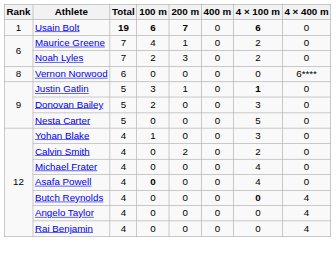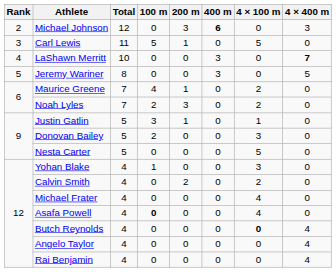- row: (57, 27)
+ row: (72, 27)
+ row: (58, 43)
+ row: (70, 58)
+ row: (69, 74)
- row: (71, 74)
(258, 89) bold -> (258, 120) normal
